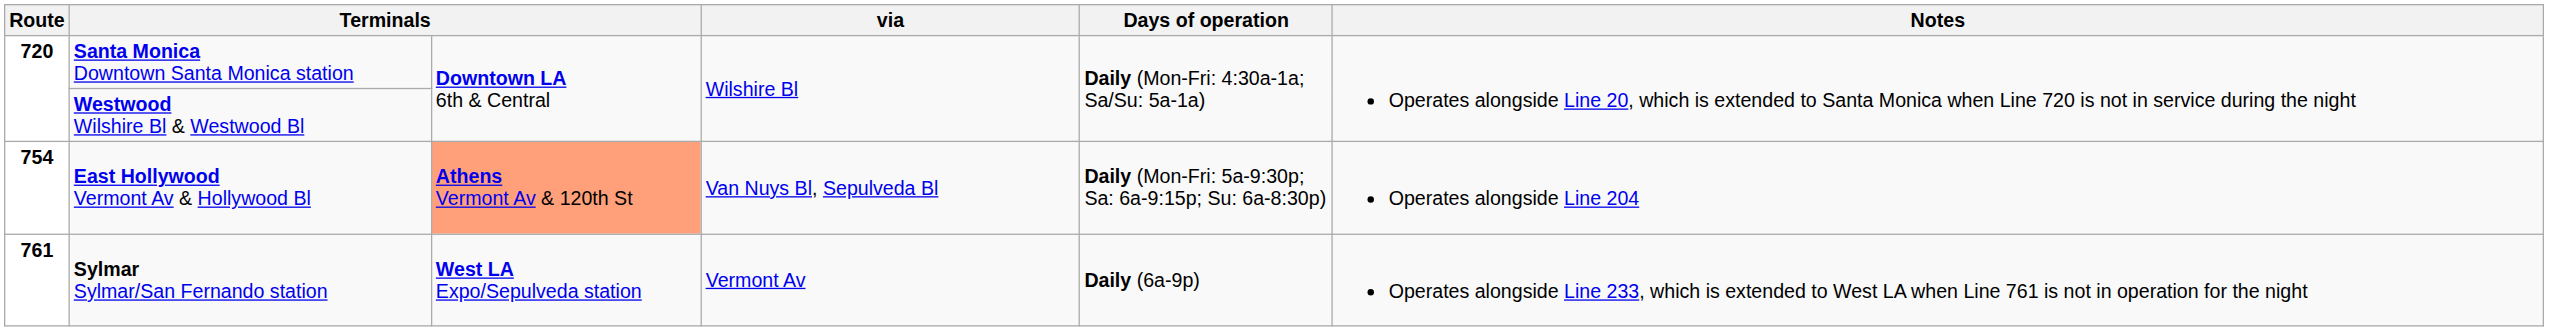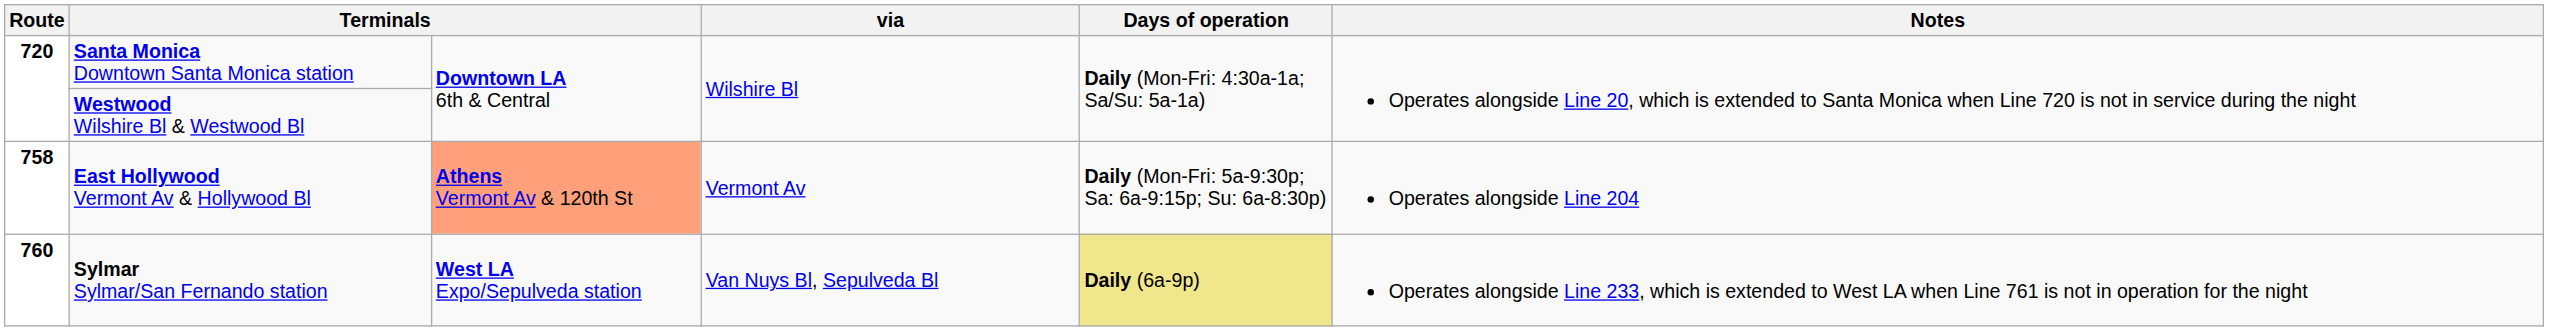(37, 157) 754 -> (37, 157) 758
(822, 188) Van Nuys Bl, Sepulveda Bl -> (756, 188) Vermont Av
(37, 249) 761 -> (37, 249) 760
(756, 280) Vermont Av -> (822, 280) Van Nuys Bl, Sepulveda Bl
(1142, 280) no background -> (1142, 280) khaki background
